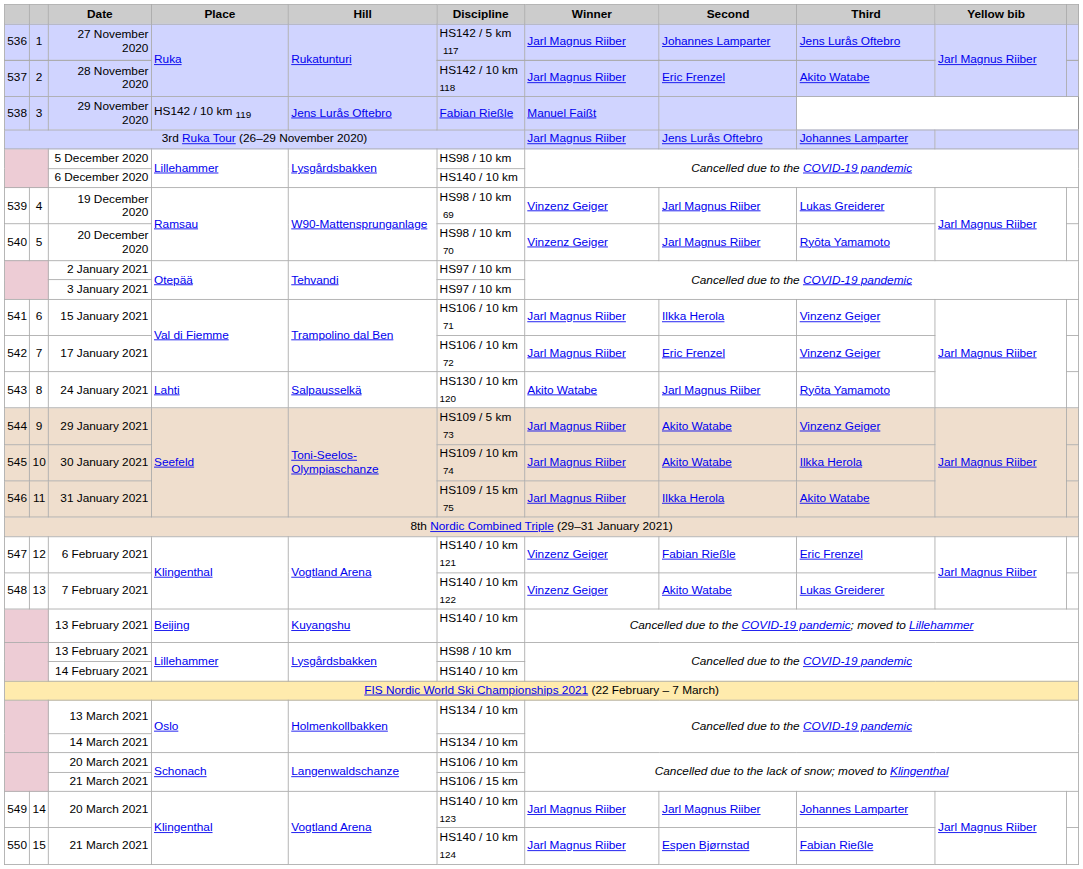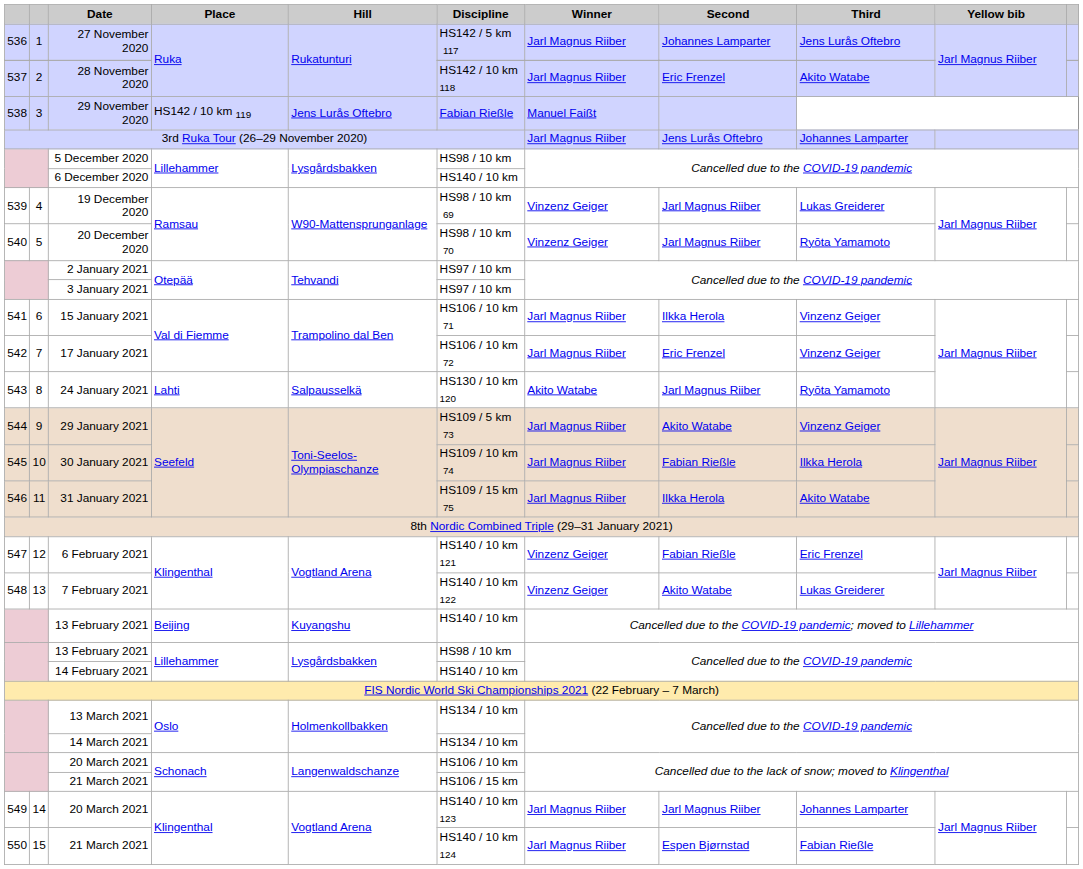(697, 462) Akito Watabe -> (699, 462) Fabian Rießle
